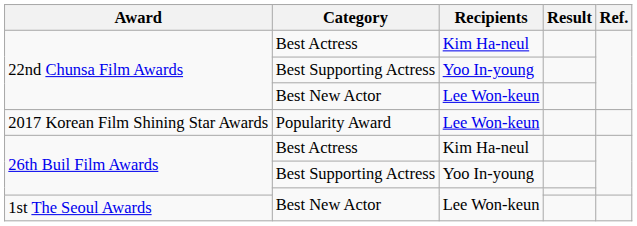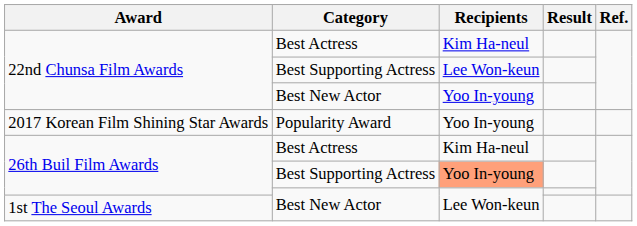(488, 69) Yoo In-young -> (491, 69) Lee Won-keun
(491, 95) Lee Won-keun -> (488, 95) Yoo In-young
(491, 122) Lee Won-keun -> (488, 122) Yoo In-young
(488, 174) no background -> (488, 174) lightsalmon background
